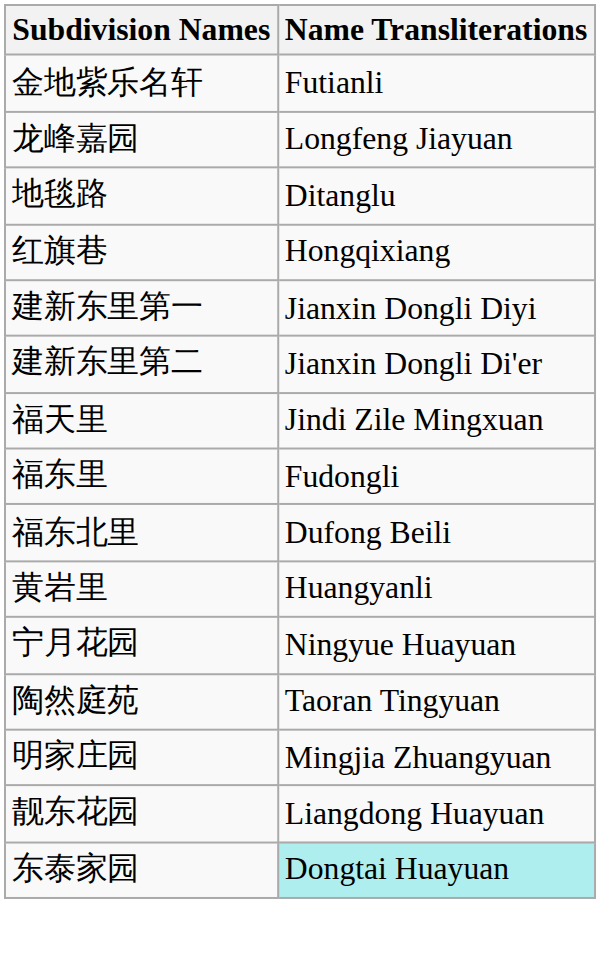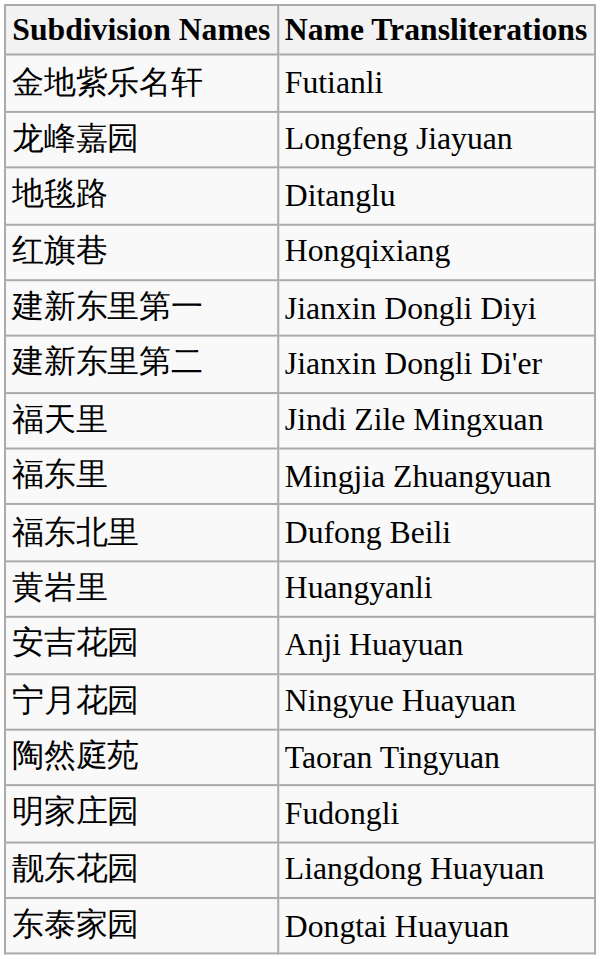(342, 476) Fudongli -> (418, 476) Mingjia Zhuangyuan
+ row: (76, 643)
(418, 757) Mingjia Zhuangyuan -> (342, 813) Fudongli
(397, 869) paleturquoise background -> (397, 925) no background
